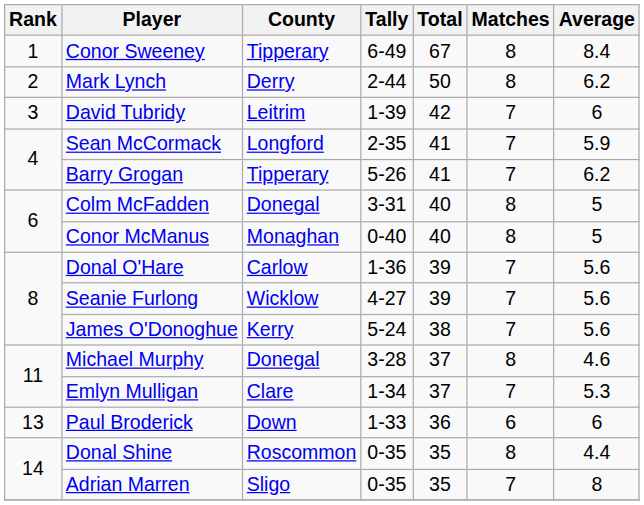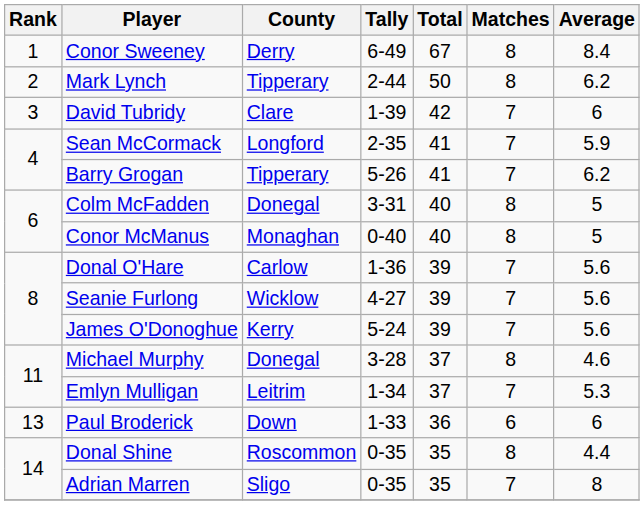(288, 50) Tipperary -> (271, 50) Derry
(271, 81) Derry -> (288, 81) Tipperary
(276, 112) Leitrim -> (270, 112) Clare
(440, 329) 38 -> (440, 329) 39
(270, 391) Clare -> (276, 391) Leitrim
